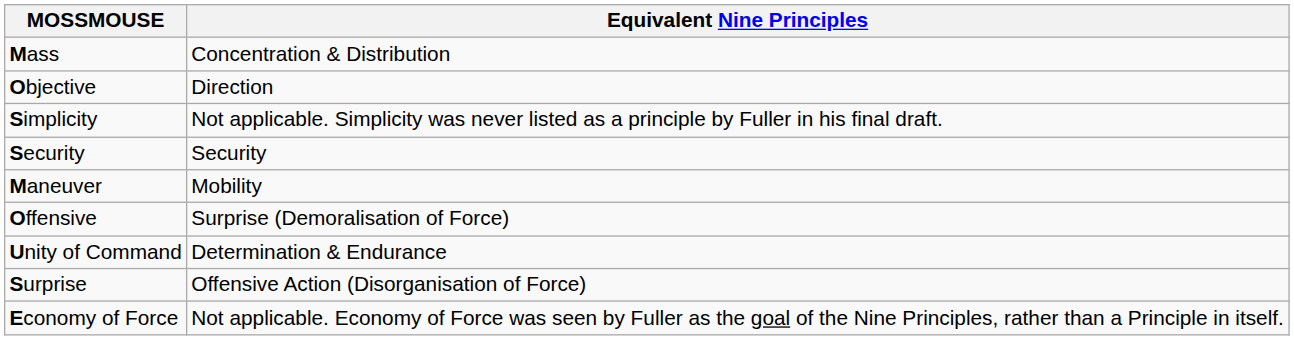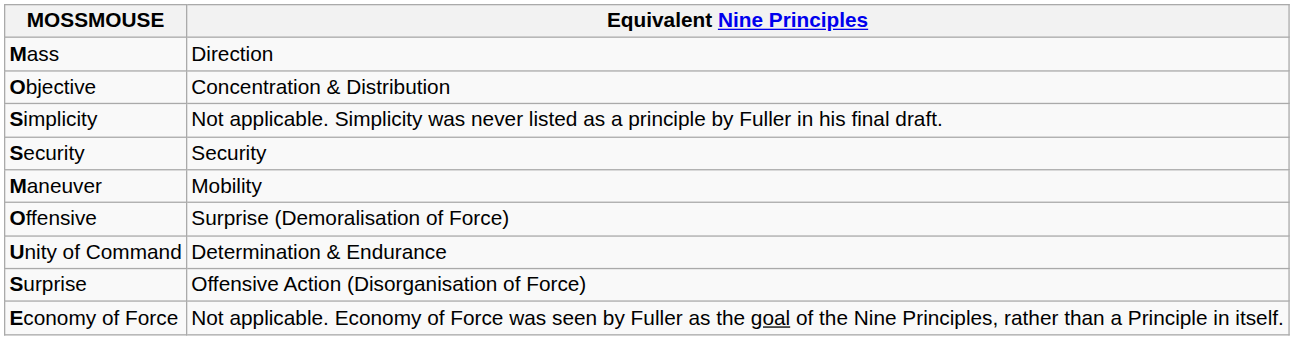(321, 53) Concentration & Distribution -> (232, 53) Direction
(232, 86) Direction -> (321, 86) Concentration & Distribution
